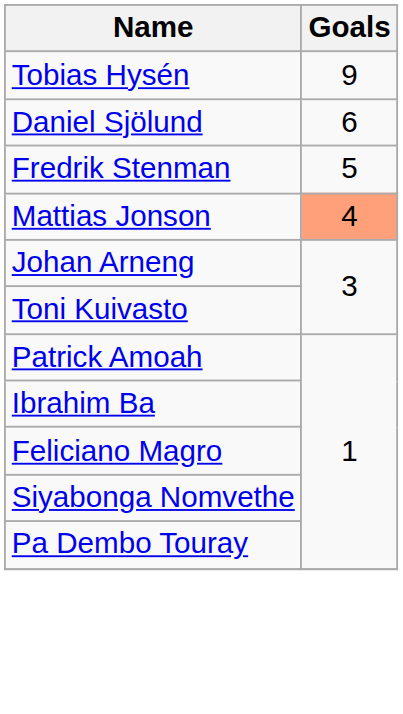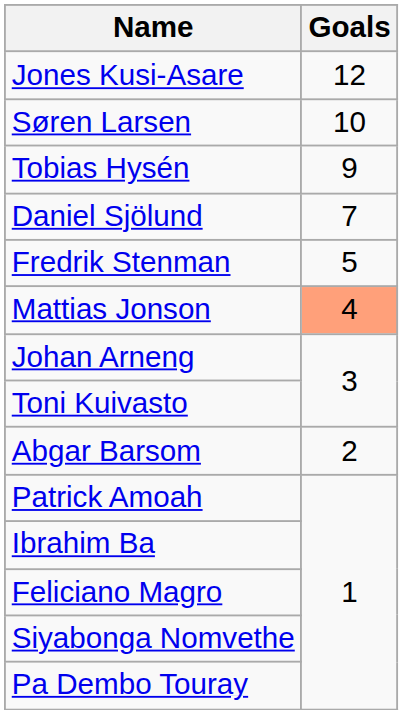+ row: (128, 74)
+ row: (101, 121)
(350, 121) 6 -> (350, 215) 7
+ row: (106, 450)
